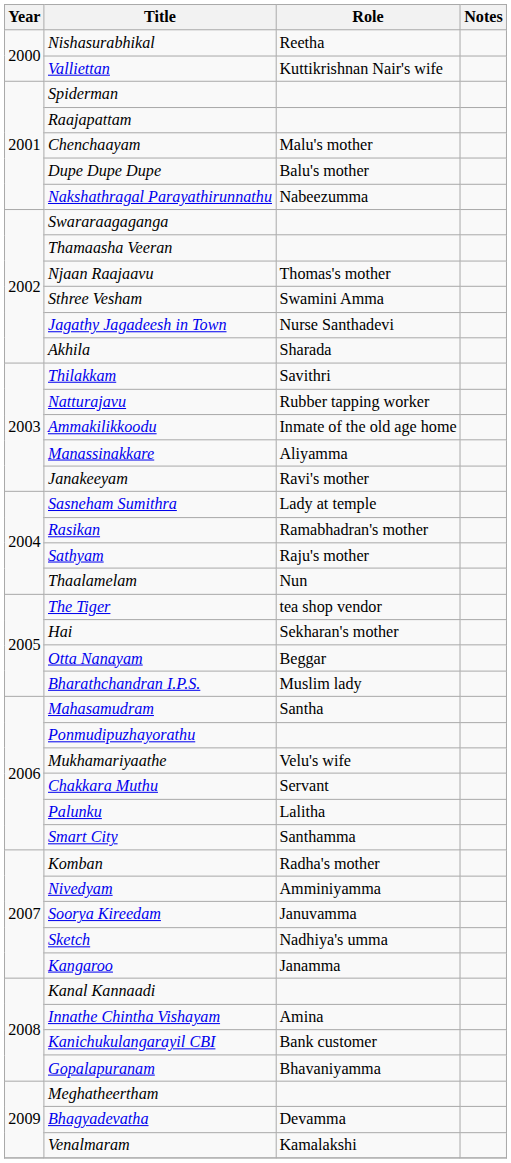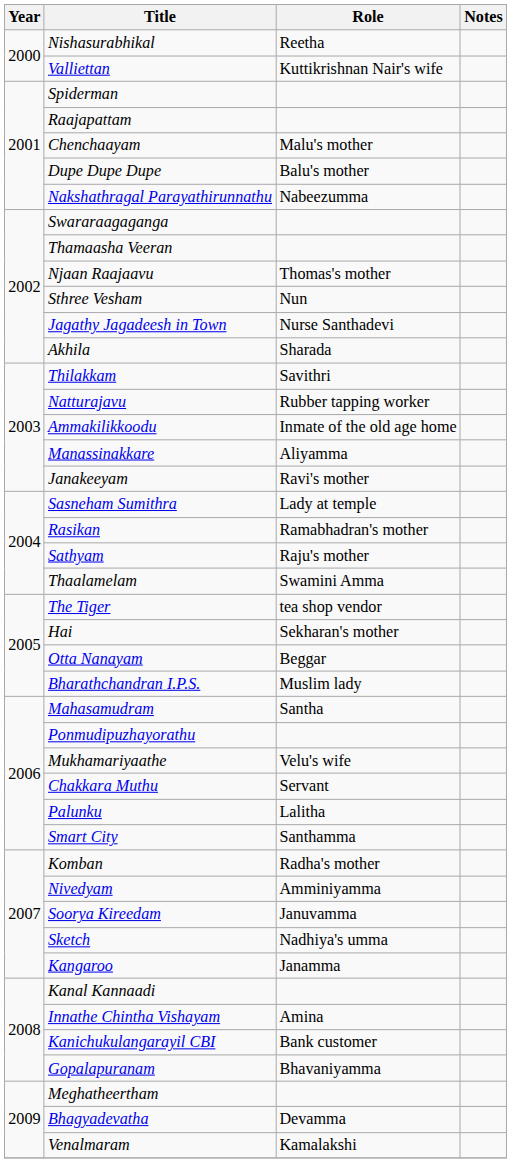(332, 299) Swamini Amma -> (293, 299) Nun
(293, 581) Nun -> (332, 581) Swamini Amma
